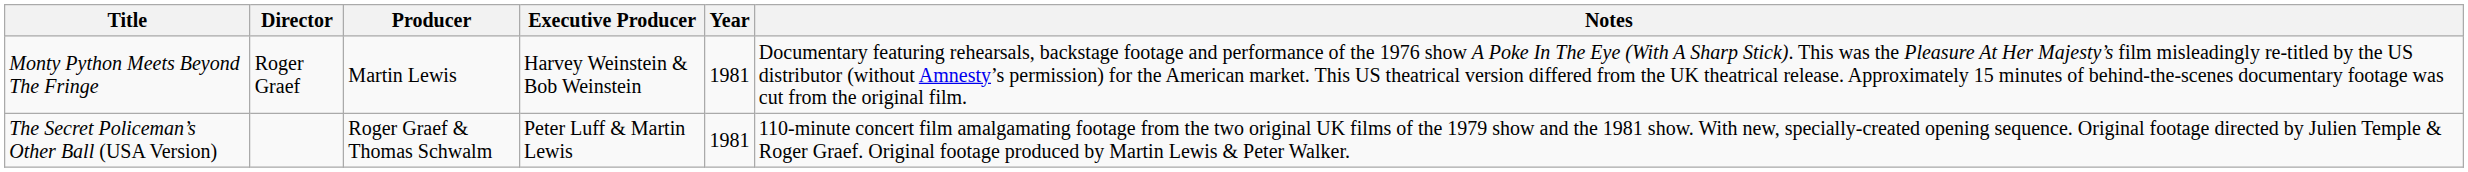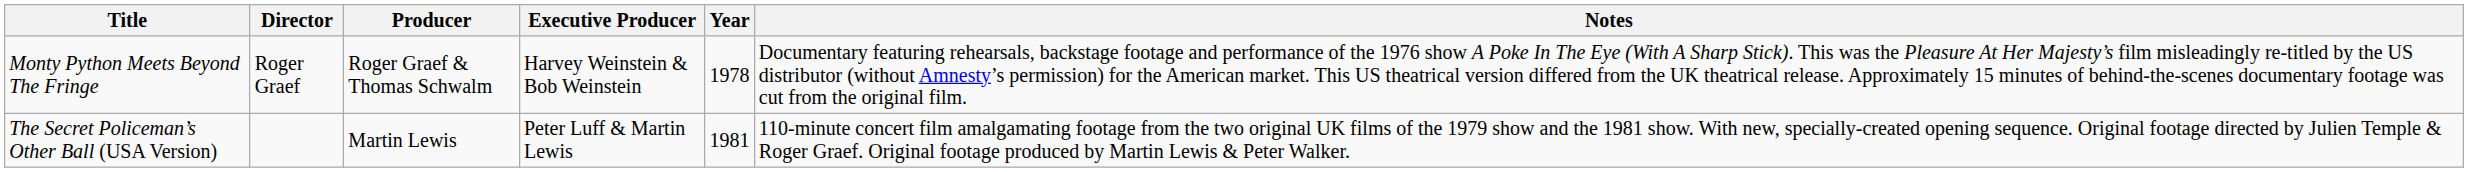(403, 74) Martin Lewis -> (420, 74) Roger Graef & Thomas Schwalm
(730, 74) 1981 -> (730, 74) 1978
(420, 140) Roger Graef & Thomas Schwalm -> (403, 140) Martin Lewis
